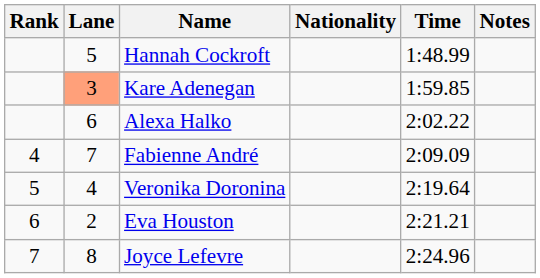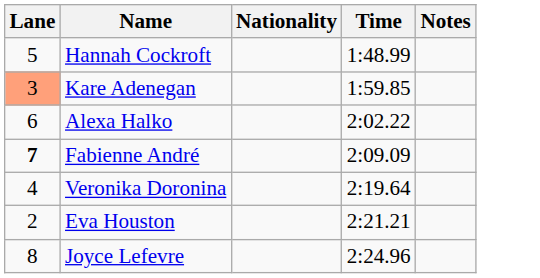- column: (34, 21)
(91, 155) normal -> (32, 155) bold
